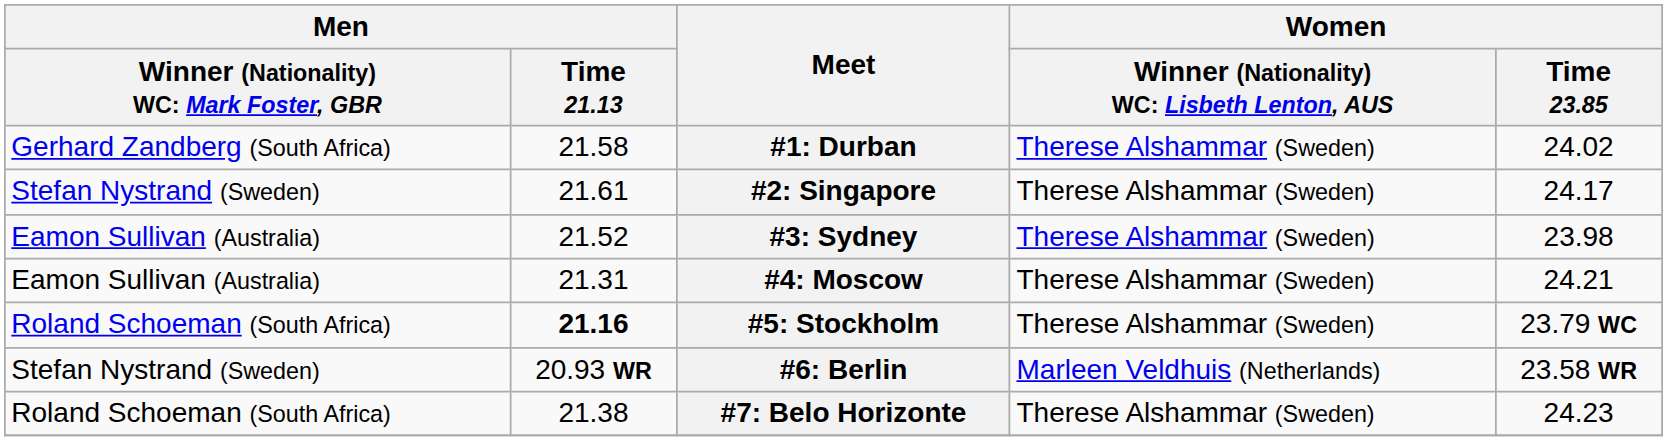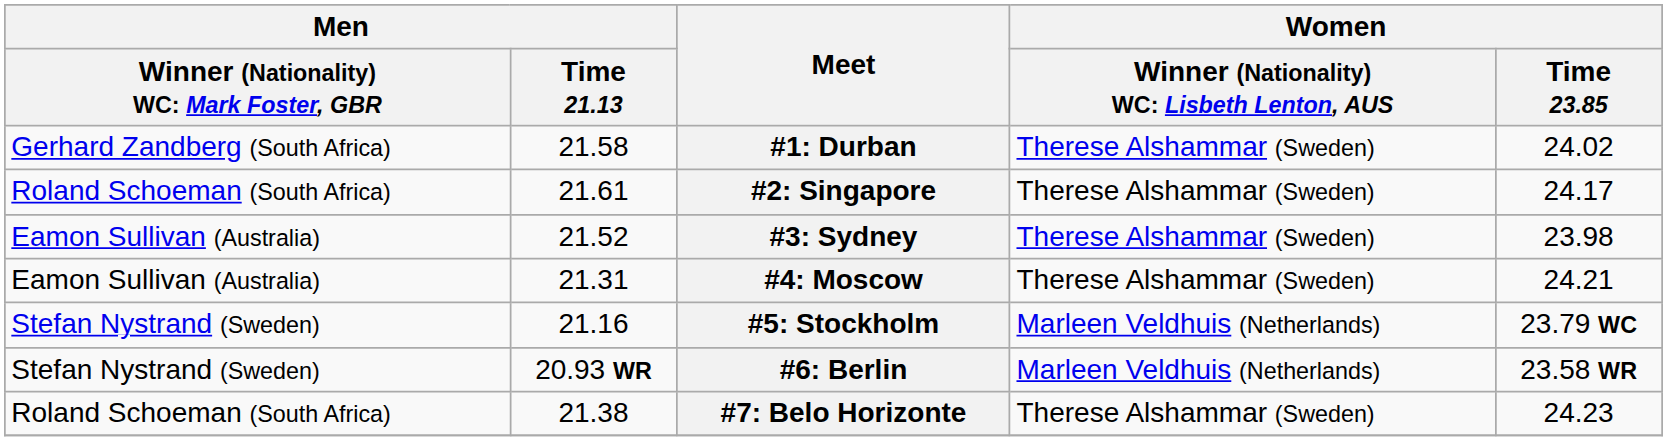(166, 191) Stefan Nystrand (Sweden) -> (201, 191) Roland Schoeman (South Africa)
(201, 324) Roland Schoeman (South Africa) -> (166, 324) Stefan Nystrand (Sweden)
(593, 324) bold -> (593, 324) normal
(1196, 324) Therese Alshammar (Sweden) -> (1198, 324) Marleen Veldhuis (Netherlands)
